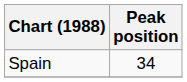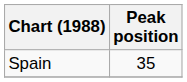(146, 63) 34 -> (146, 63) 35
